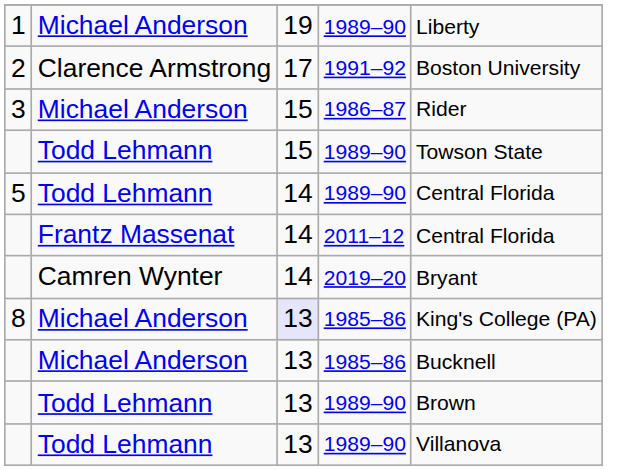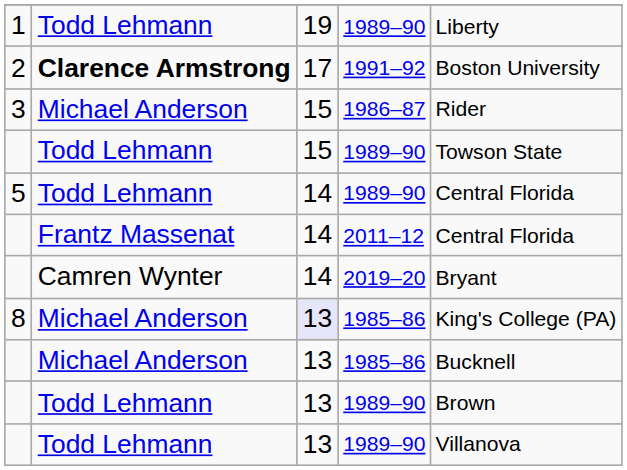(143, 25) Michael Anderson -> (125, 25) Todd Lehmann
(154, 67) normal -> (164, 67) bold
